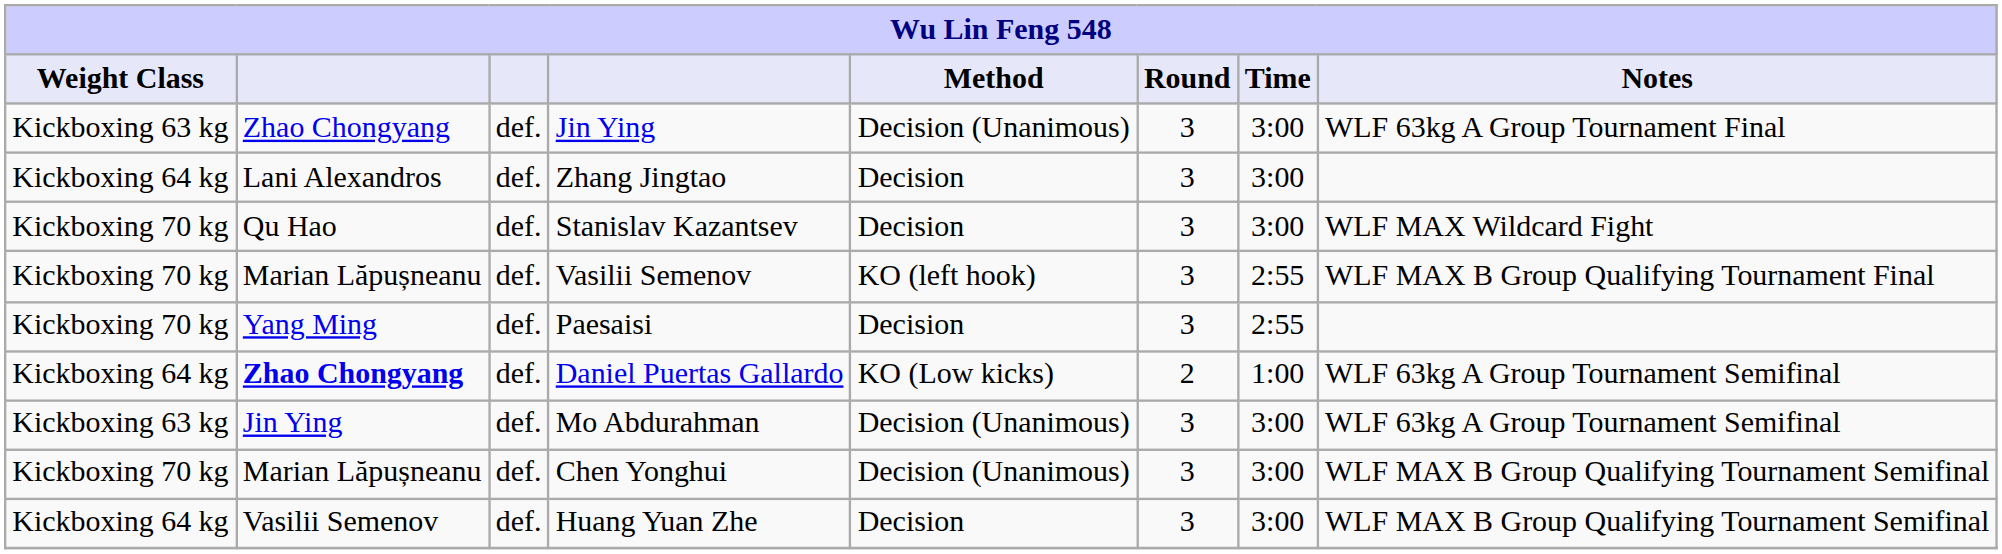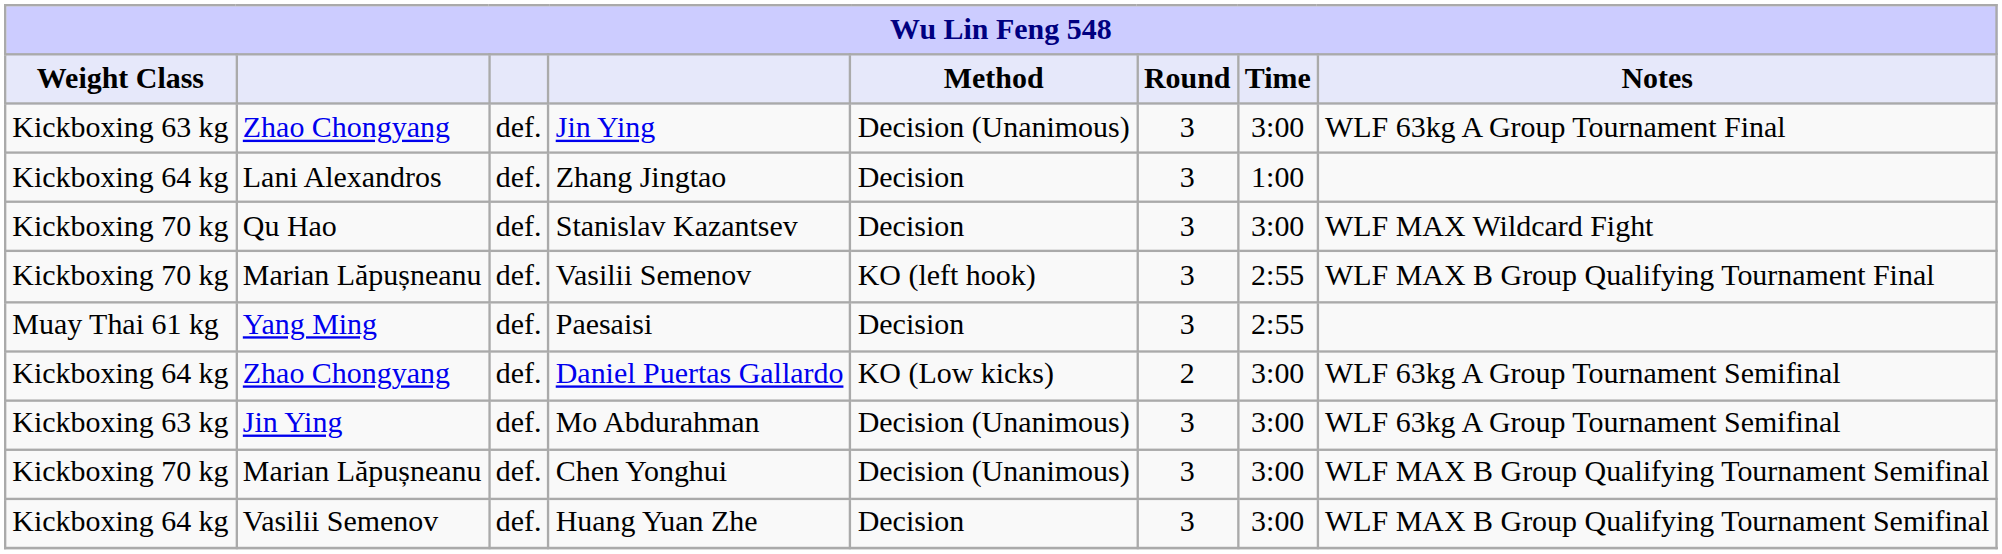(1278, 177) 3:00 -> (1278, 177) 1:00
(120, 325) Kickboxing 70 kg -> (116, 325) Muay Thai 61 kg
(353, 374) bold -> (346, 374) normal
(1278, 374) 1:00 -> (1278, 374) 3:00
